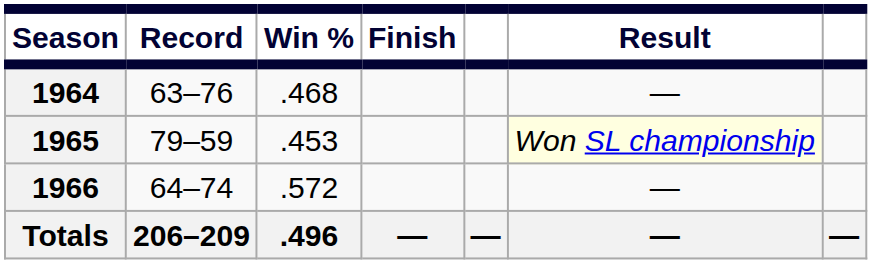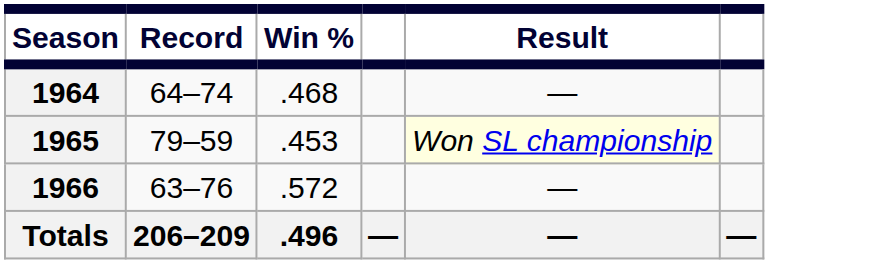- column: (412, 37)
(191, 92) 63–76 -> (191, 92) 64–74
(191, 188) 64–74 -> (191, 188) 63–76
